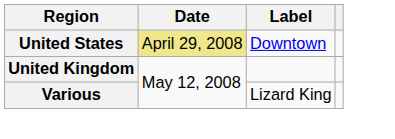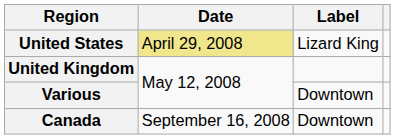(288, 43) Downtown -> (338, 43) Lizard King
(291, 95) Lizard King -> (335, 95) Downtown
+ row: (71, 120)
